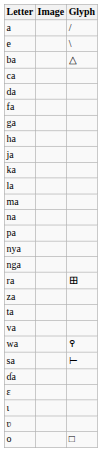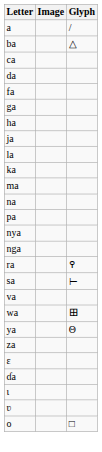- row: (9, 43)
rows swapped: (11, 170) <-> (10, 186)
(73, 281) 𐌎 -> (72, 265) ߉
rows swapped: (11, 360) <-> (11, 296)
- row: (10, 312)
(72, 344) ߉ -> (73, 313) 𐌎
+ row: (11, 329)
rows swapped: (11, 376) <-> (9, 392)
